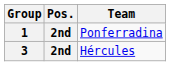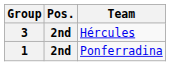rows swapped: (24, 32) <-> (24, 51)
